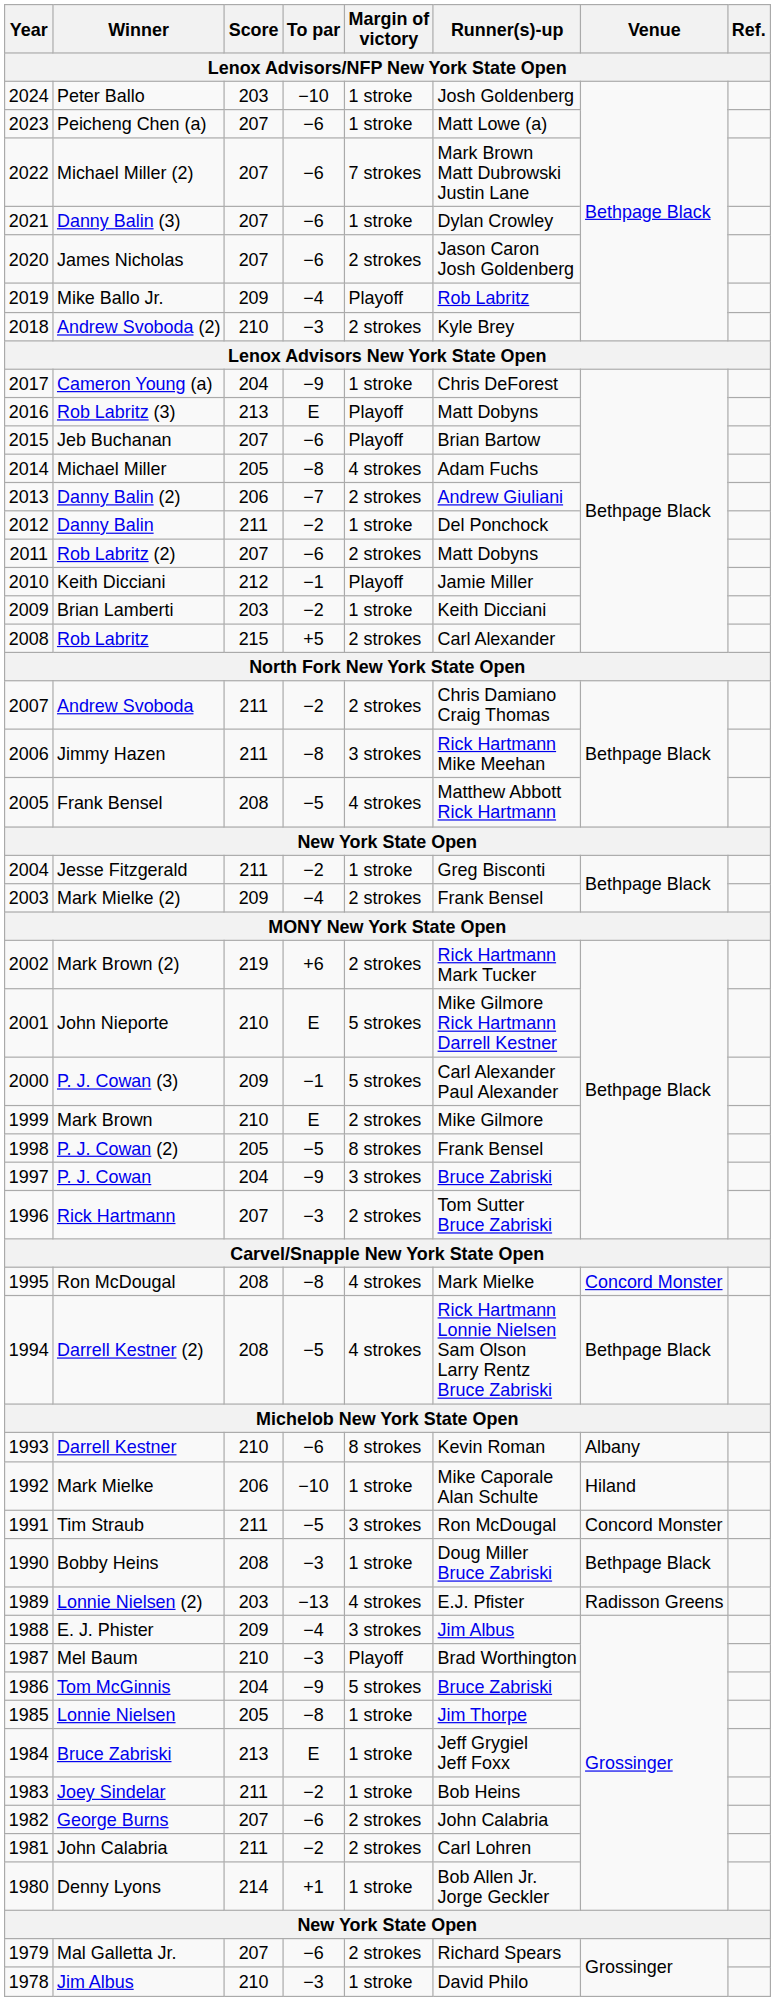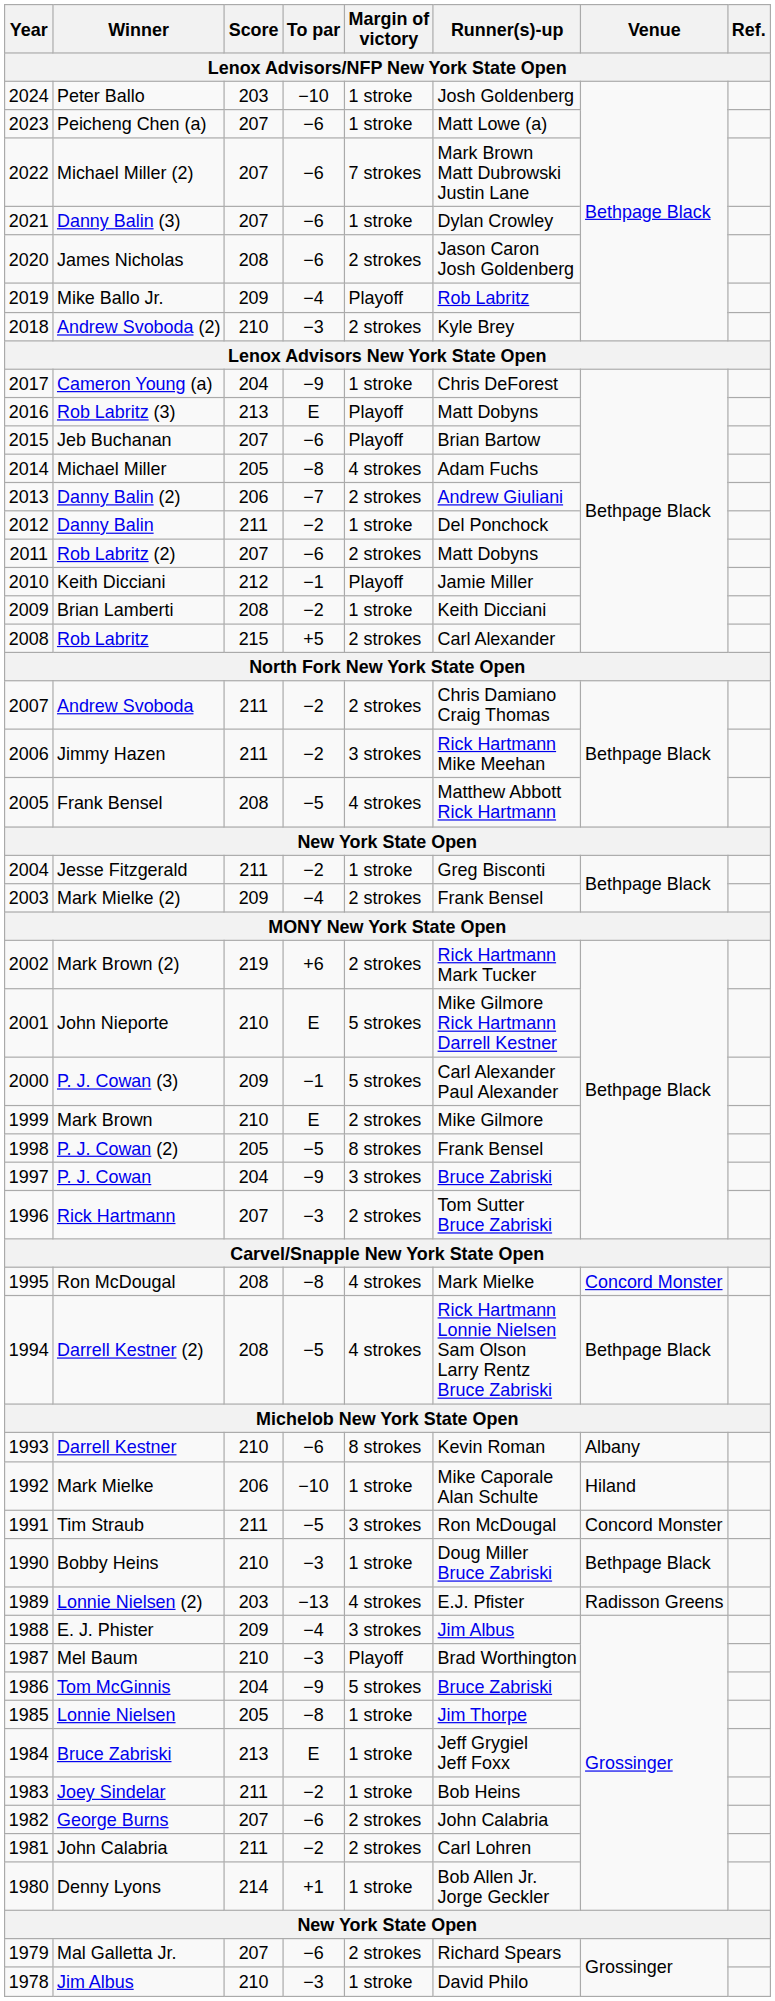(254, 260) 207 -> (254, 260) 208
(254, 610) 203 -> (254, 610) 208
(314, 754) −8 -> (314, 754) −2
(254, 1563) 208 -> (254, 1563) 210
